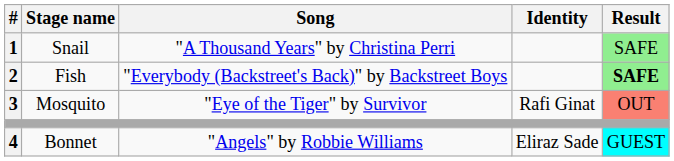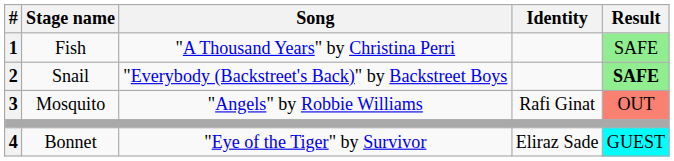(71, 47) Snail -> (71, 47) Fish
(71, 76) Fish -> (71, 76) Snail
(315, 104) "Eye of the Tiger" by Survivor -> (315, 104) "Angels" by Robbie Williams
(315, 141) "Angels" by Robbie Williams -> (315, 141) "Eye of the Tiger" by Survivor
